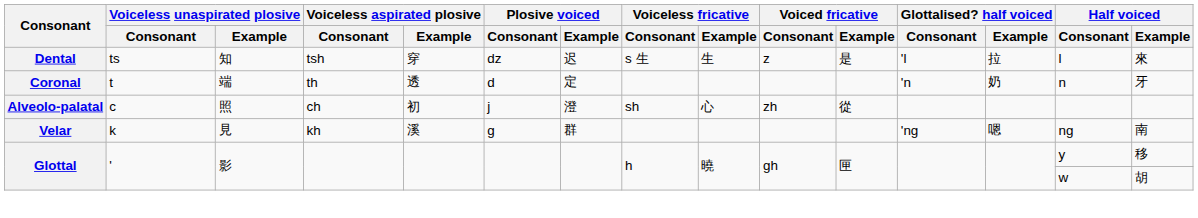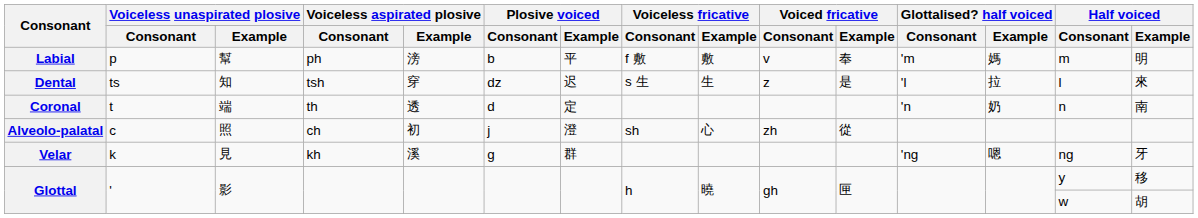+ row: (55, 59)
(1142, 82) 牙 -> (1142, 106) 南
(1142, 130) 南 -> (1142, 153) 牙
